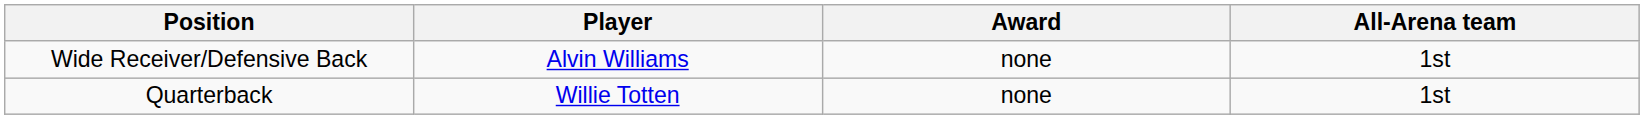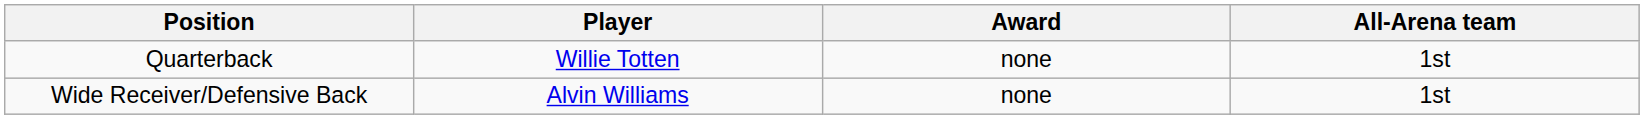rows swapped: (209, 95) <-> (209, 59)
